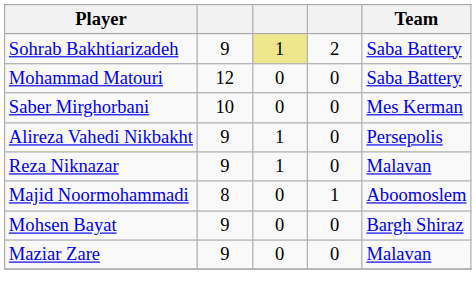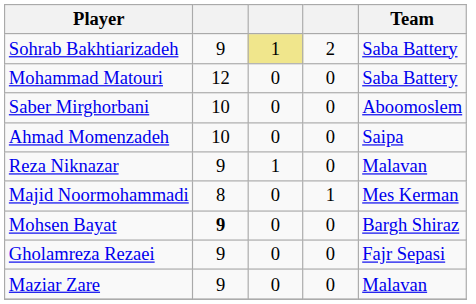(415, 107) Mes Kerman -> (412, 107) Aboomoslem
+ row: (89, 136)
- row: (101, 136)
(416, 195) Aboomoslem -> (410, 195) Mes Kerman
(225, 225) normal -> (221, 225) bold
+ row: (82, 254)
